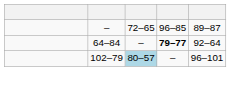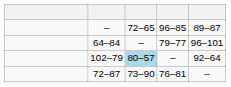(173, 43) bold -> (173, 43) normal
(207, 43) 92–64 -> (207, 43) 96–101
(207, 58) 96–101 -> (207, 58) 92–64
+ row: (107, 74)
